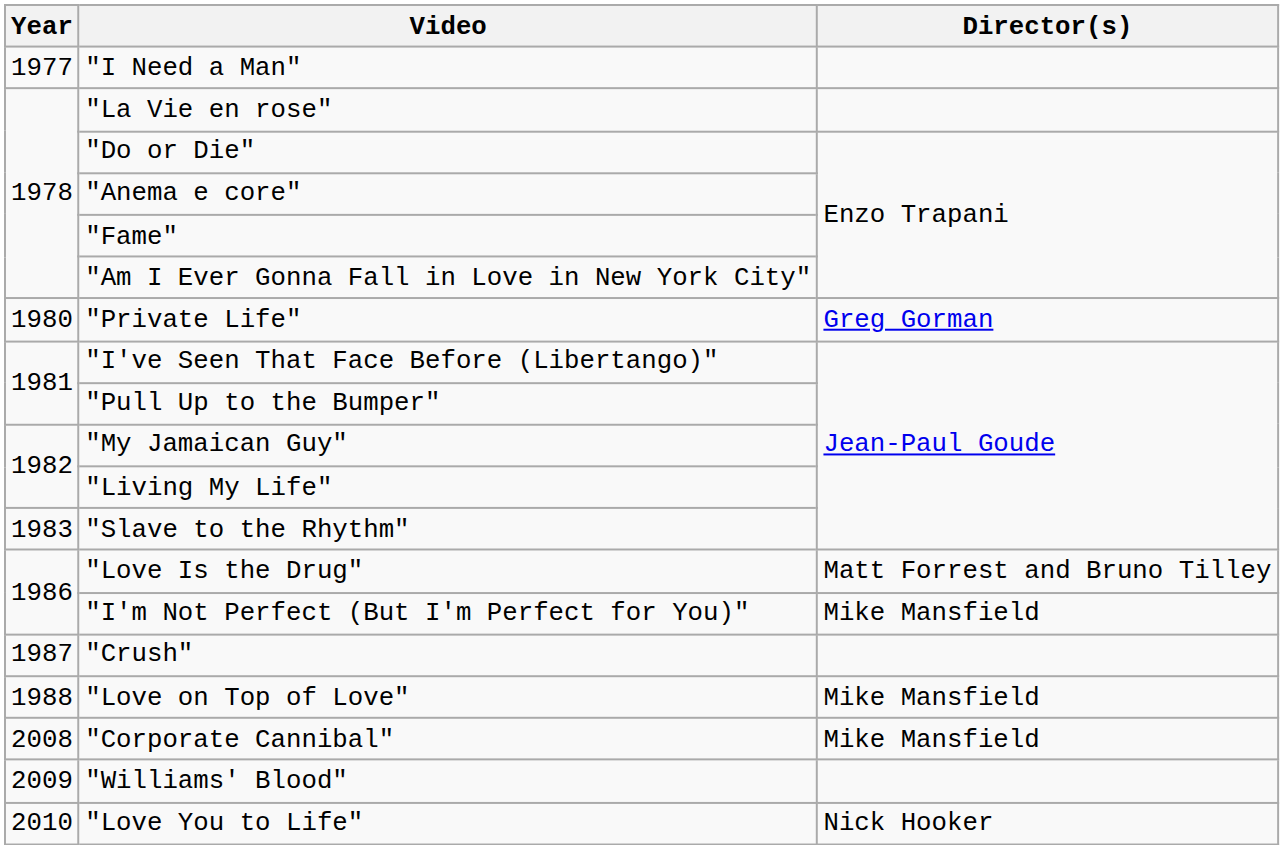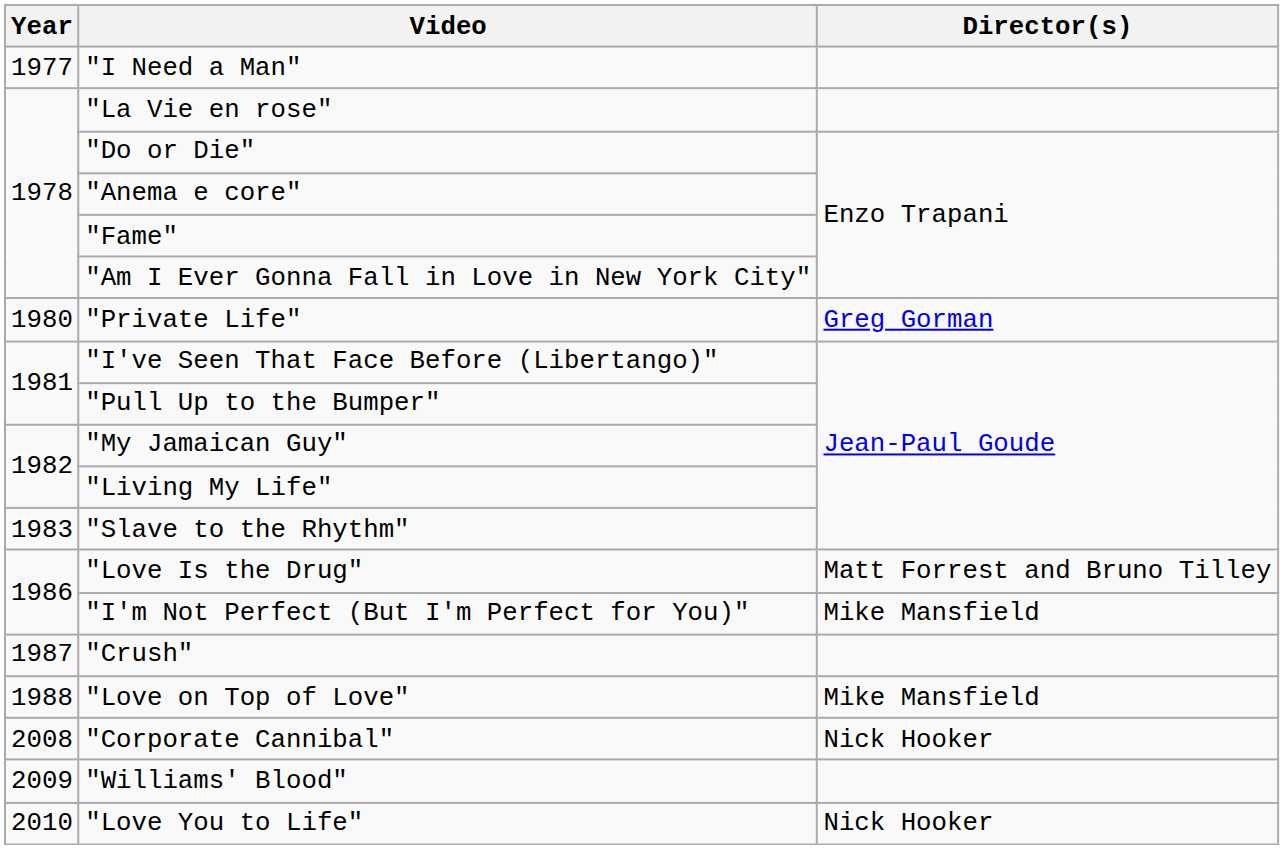(932, 739) Mike Mansfield -> (908, 739) Nick Hooker
